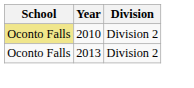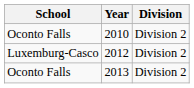(39, 33) khaki background -> (39, 33) no background
+ row: (117, 53)
